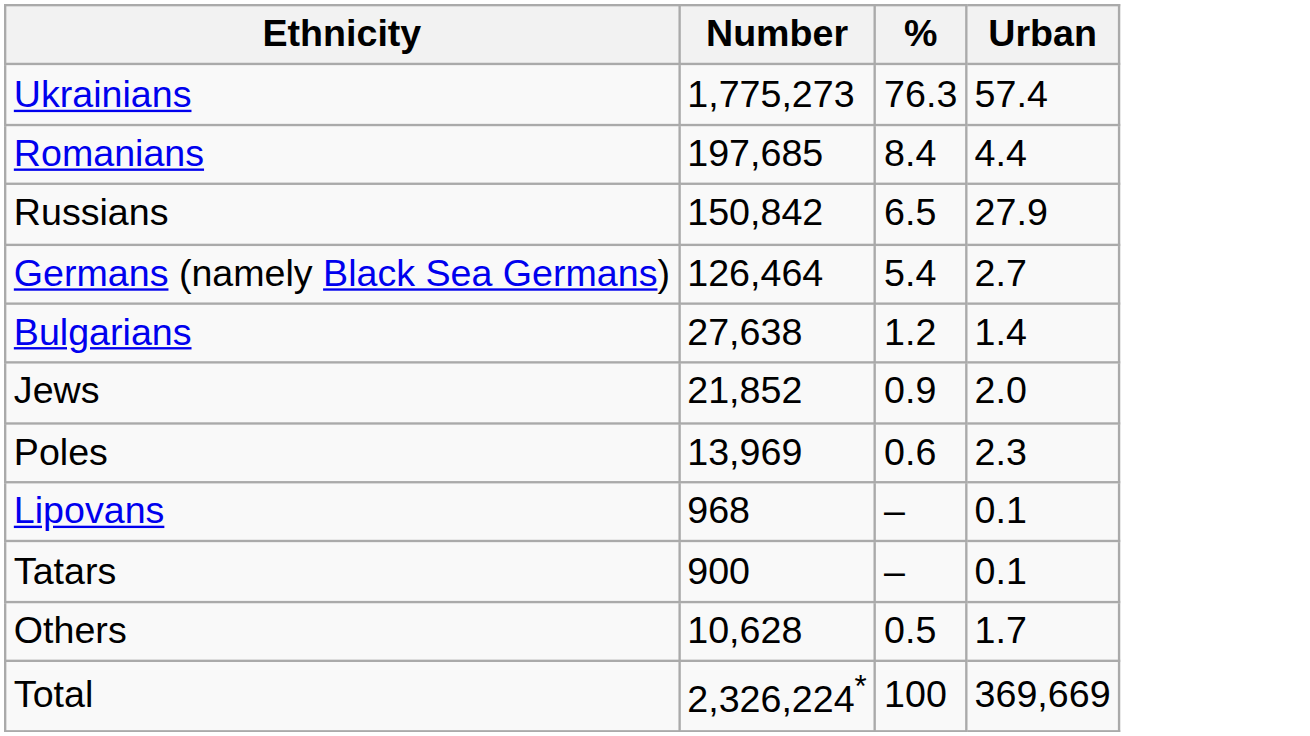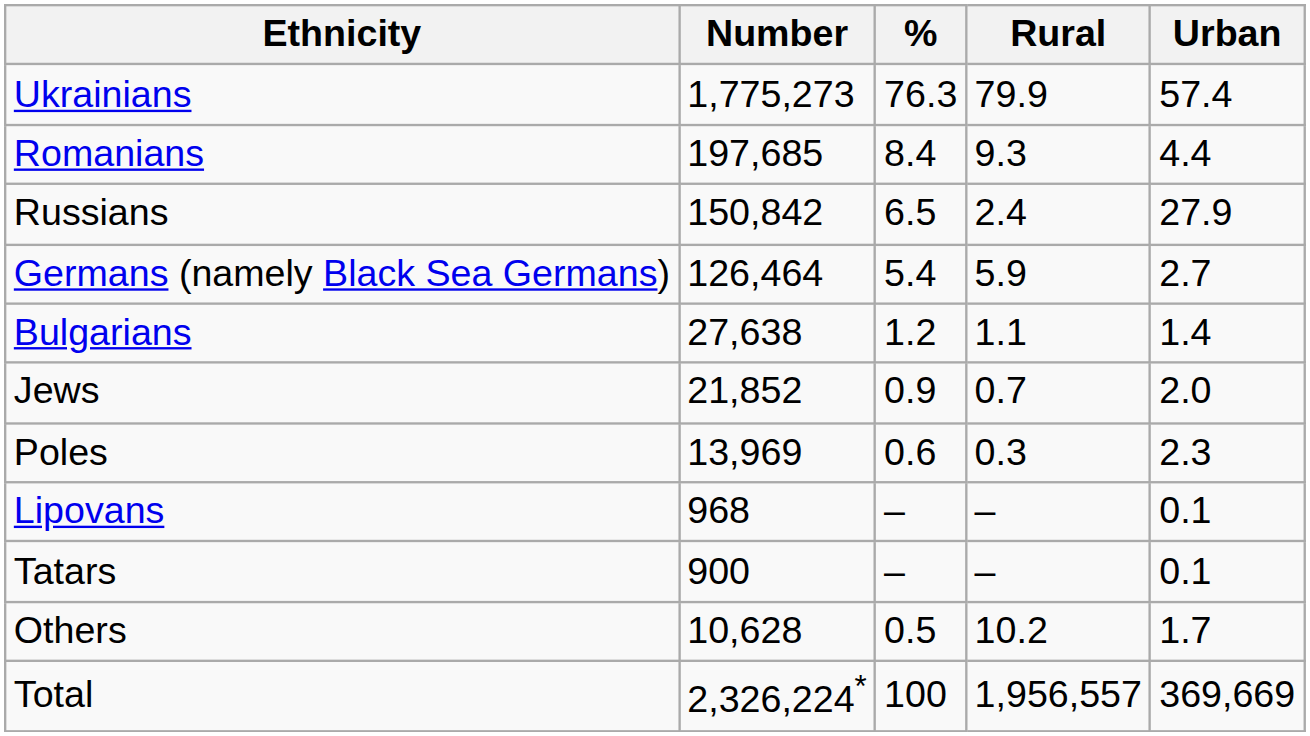+ column: (1058, 34)
